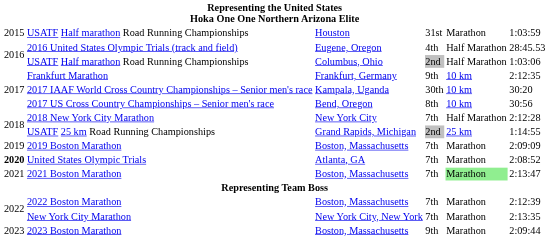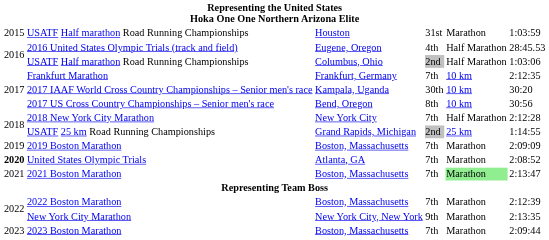(432, 75) 9th -> (432, 75) 7th
(432, 216) 7th -> (432, 216) 9th
(432, 230) 9th -> (432, 230) 7th
